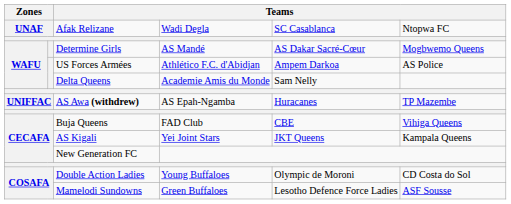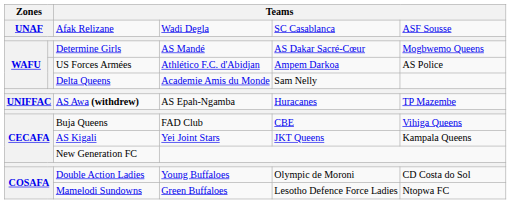(426, 28) Ntopwa FC -> (427, 28) ASF Sousse
(427, 190) ASF Sousse -> (426, 190) Ntopwa FC
